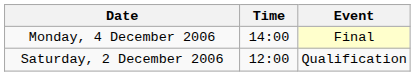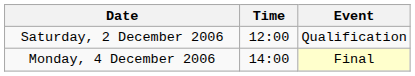rows swapped: (122, 60) <-> (122, 38)
